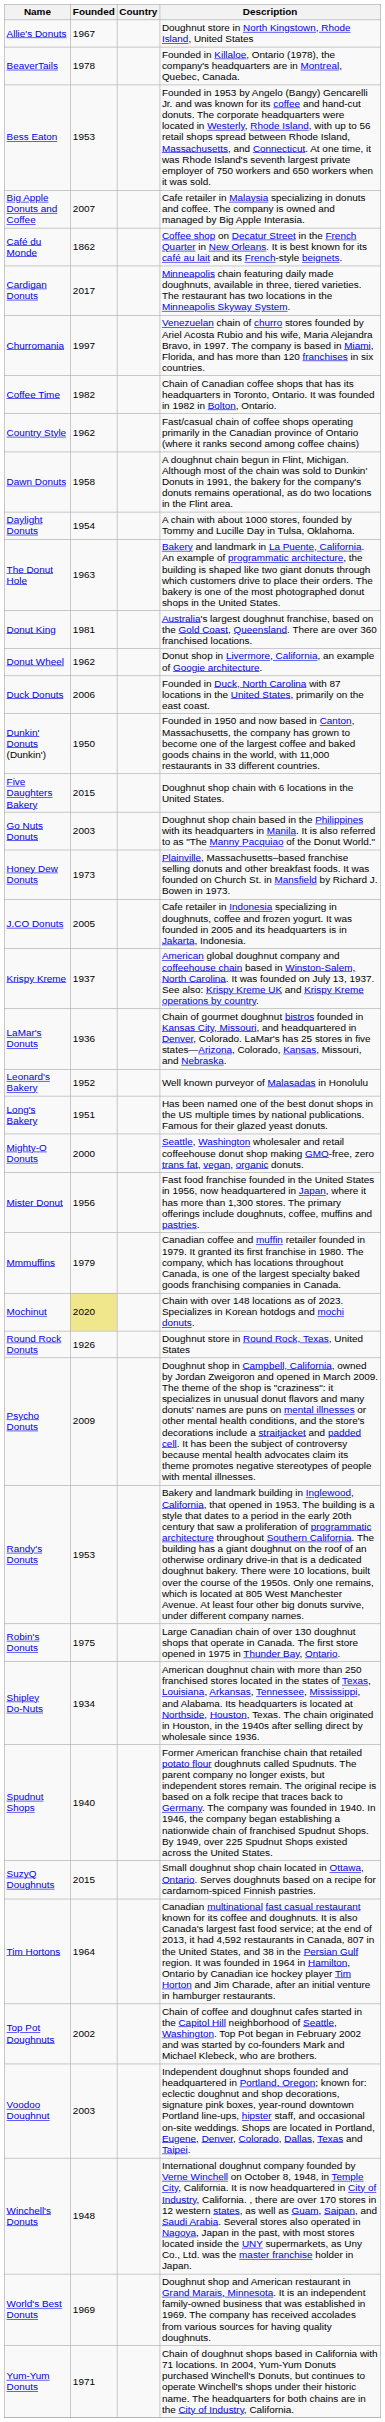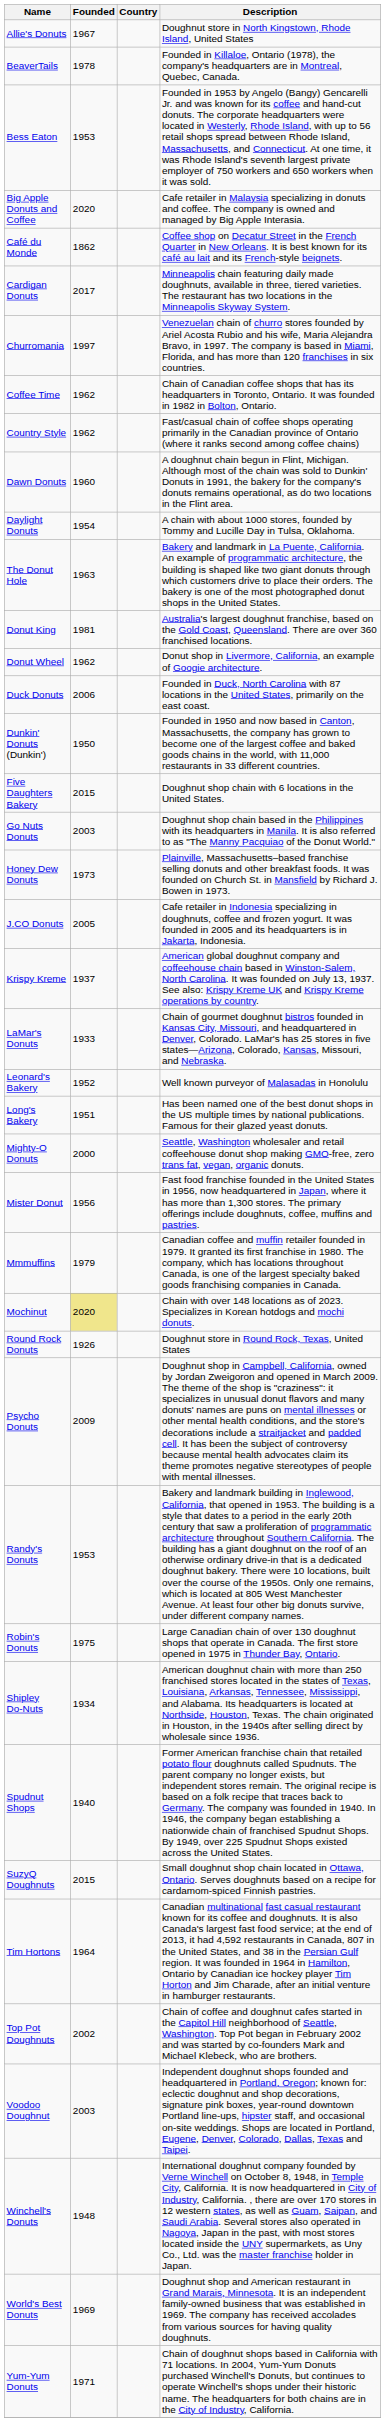(84, 209) 2007 -> (84, 209) 2020
(84, 394) 1982 -> (84, 394) 1962
(84, 482) 1958 -> (84, 482) 1960
(84, 1039) 1936 -> (84, 1039) 1933
